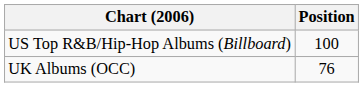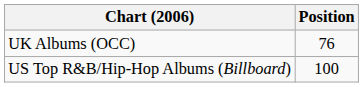rows swapped: (72, 69) <-> (150, 43)
